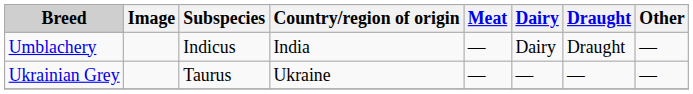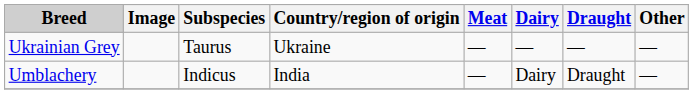rows swapped: (53, 46) <-> (64, 74)
